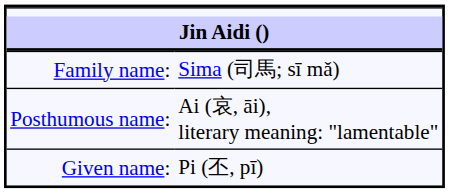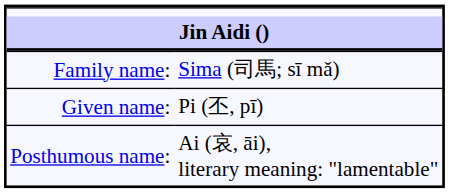rows swapped: (116, 167) <-> (90, 118)
